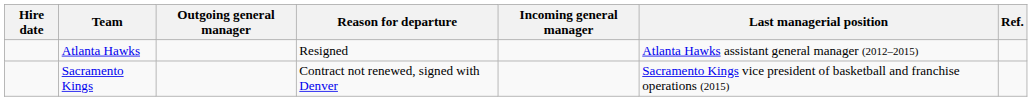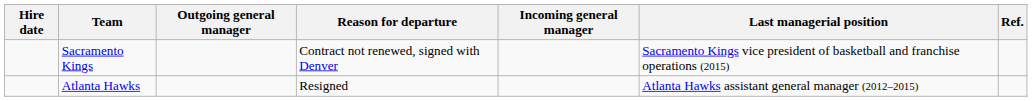rows swapped: (101, 50) <-> (93, 78)
